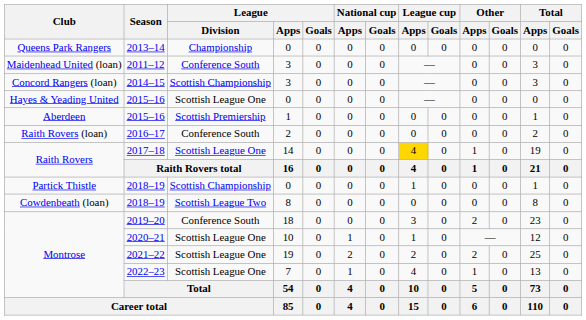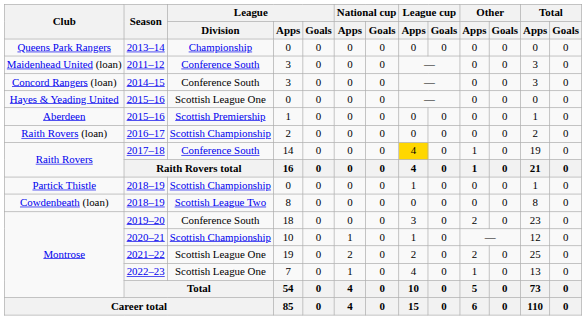(220, 82) Scottish Championship -> (220, 82) Conference South
(220, 133) Conference South -> (220, 133) Scottish Championship
(220, 151) Scottish League One -> (220, 151) Conference South
(220, 237) Scottish League One -> (220, 237) Scottish Championship
